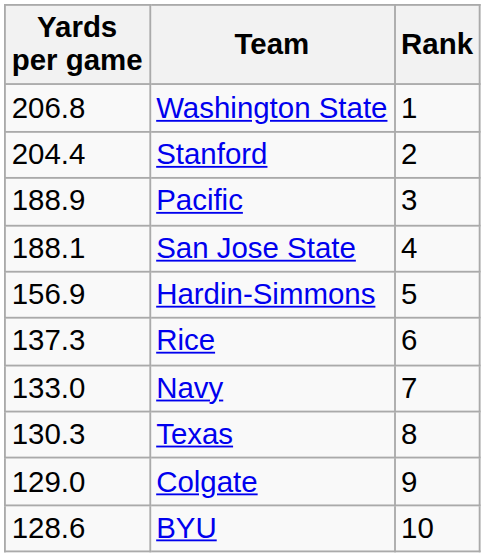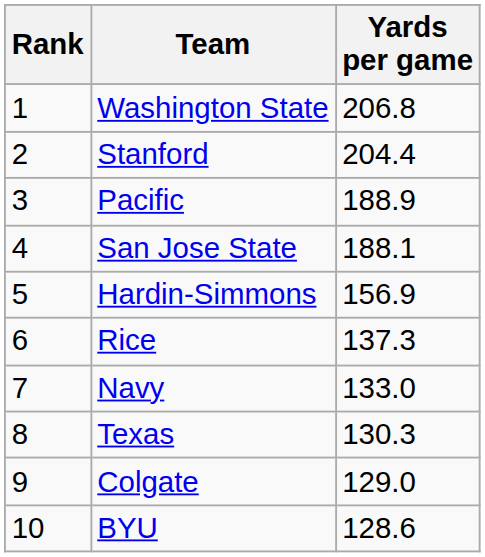columns swapped: (437, 44) <-> (77, 44)
